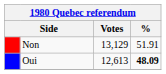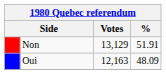(115, 61) 12,613 -> (115, 61) 12,163
(148, 61) bold -> (148, 61) normal
